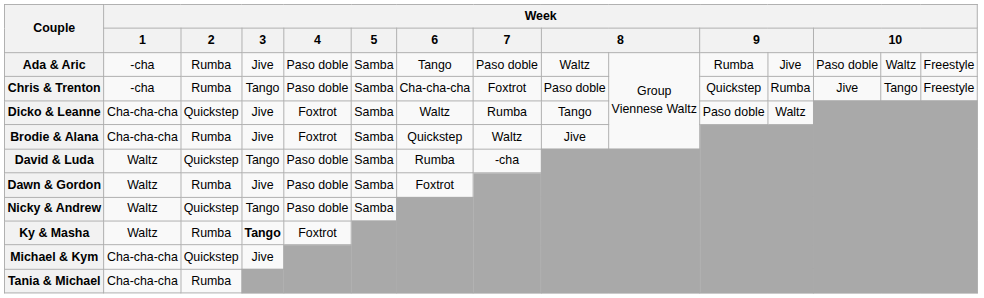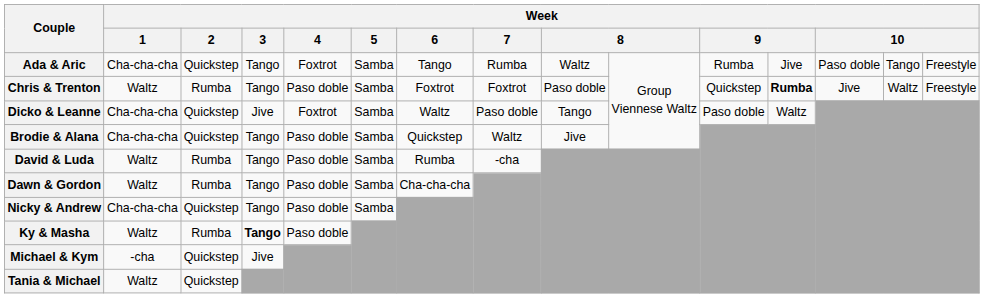(142, 64) -cha -> (142, 64) Cha-cha-cha
(211, 64) Rumba -> (211, 64) Quickstep
(263, 64) Jive -> (263, 64) Tango
(318, 64) Paso doble -> (318, 64) Foxtrot
(507, 64) Paso doble -> (507, 64) Rumba
(901, 64) Waltz -> (903, 64) Tango
(142, 88) -cha -> (142, 88) Waltz
(435, 88) Cha-cha-cha -> (435, 88) Foxtrot
(790, 88) normal -> (791, 88) bold
(901, 88) Tango -> (903, 88) Waltz
(507, 112) Rumba -> (507, 112) Paso doble
(211, 136) Rumba -> (211, 136) Quickstep
(263, 136) Jive -> (263, 136) Tango
(318, 136) Foxtrot -> (318, 136) Paso doble
(211, 160) Quickstep -> (211, 160) Rumba
(263, 184) Jive -> (263, 184) Tango
(435, 184) Foxtrot -> (435, 184) Cha-cha-cha
(142, 208) Waltz -> (142, 208) Cha-cha-cha
(318, 232) Foxtrot -> (318, 232) Paso doble
(142, 256) Cha-cha-cha -> (142, 256) -cha
(142, 280) Cha-cha-cha -> (142, 280) Waltz
(211, 280) Rumba -> (211, 280) Quickstep
